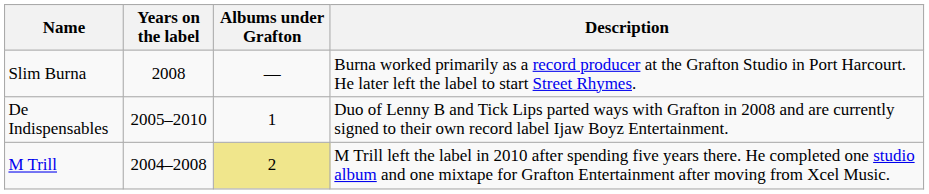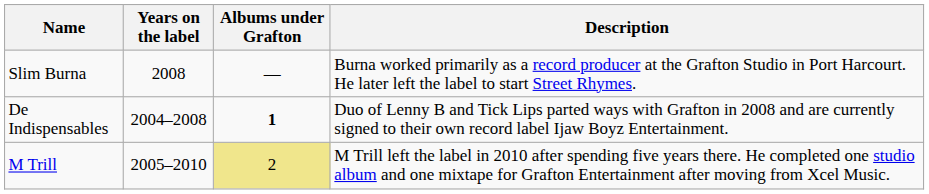(169, 119) 2005–2010 -> (169, 119) 2004–2008
(272, 119) normal -> (272, 119) bold
(169, 165) 2004–2008 -> (169, 165) 2005–2010
